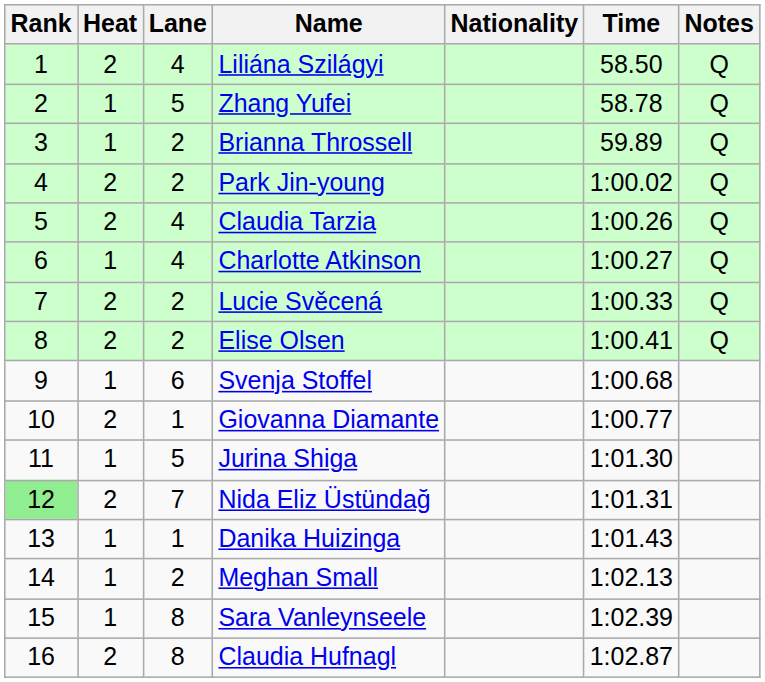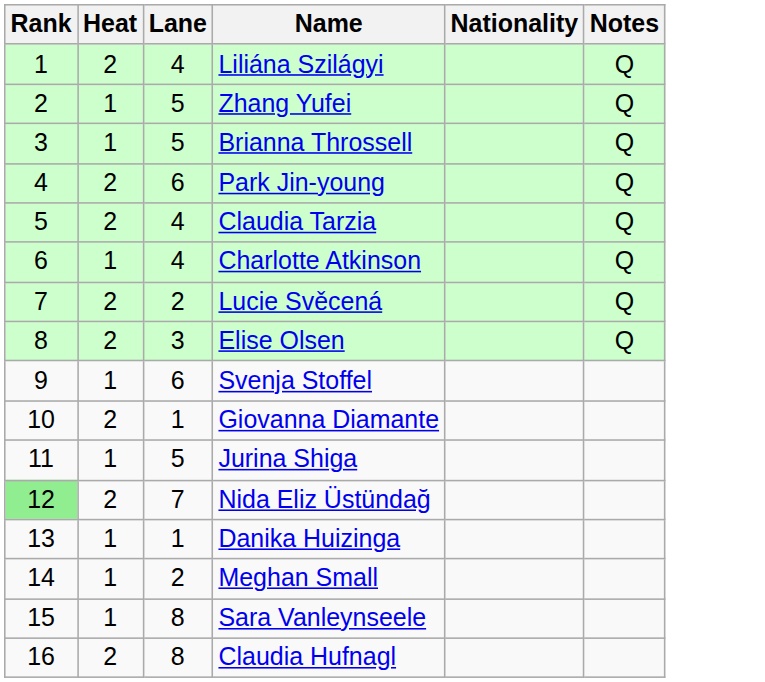- column: (631, 24)
(178, 143) 2 -> (178, 143) 5
(178, 182) 2 -> (178, 182) 6
(178, 340) 2 -> (178, 340) 3
